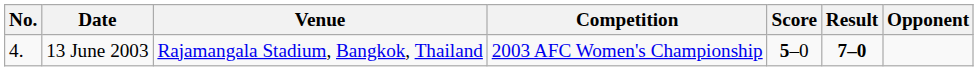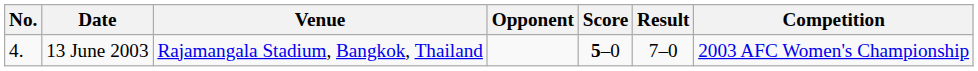columns swapped: (928, 19) <-> (627, 19)
(852, 50) bold -> (663, 50) normal
